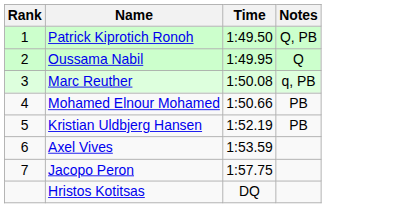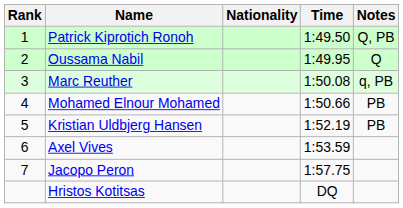+ column: (262, 15)
